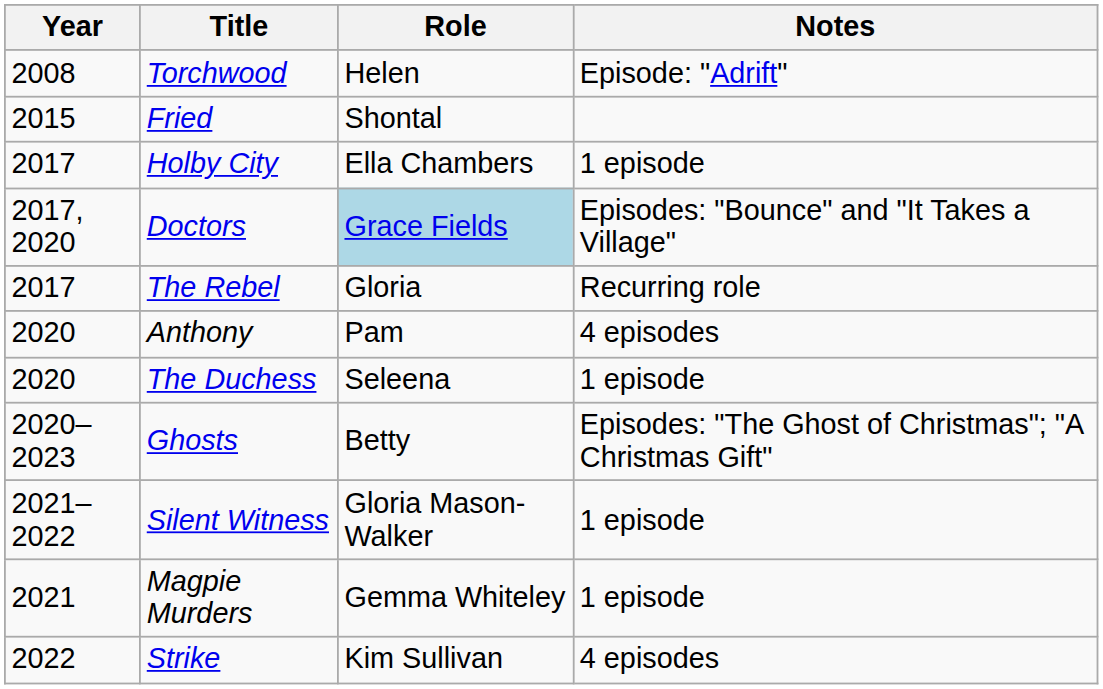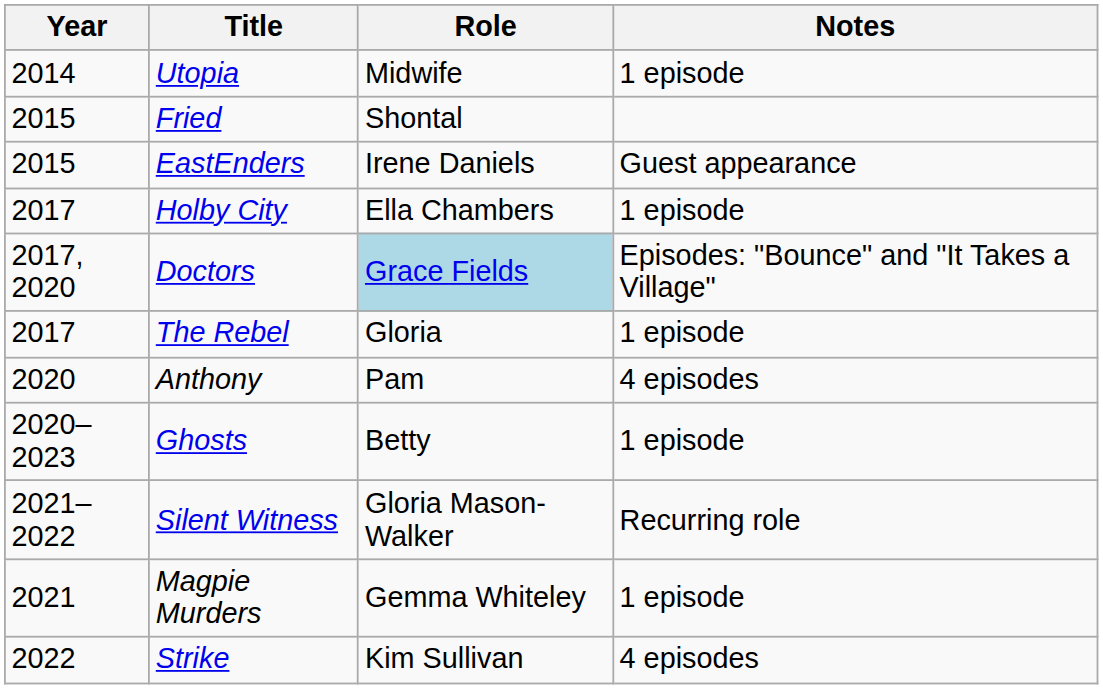- row: (217, 73)
+ row: (197, 73)
+ row: (230, 164)
(670, 288) Recurring role -> (682, 333) 1 episode
- row: (232, 379)
(832, 441) Episodes: "The Ghost of Christmas"; "A Christmas Gift" -> (682, 441) 1 episode
(642, 519) 1 episode -> (710, 519) Recurring role
